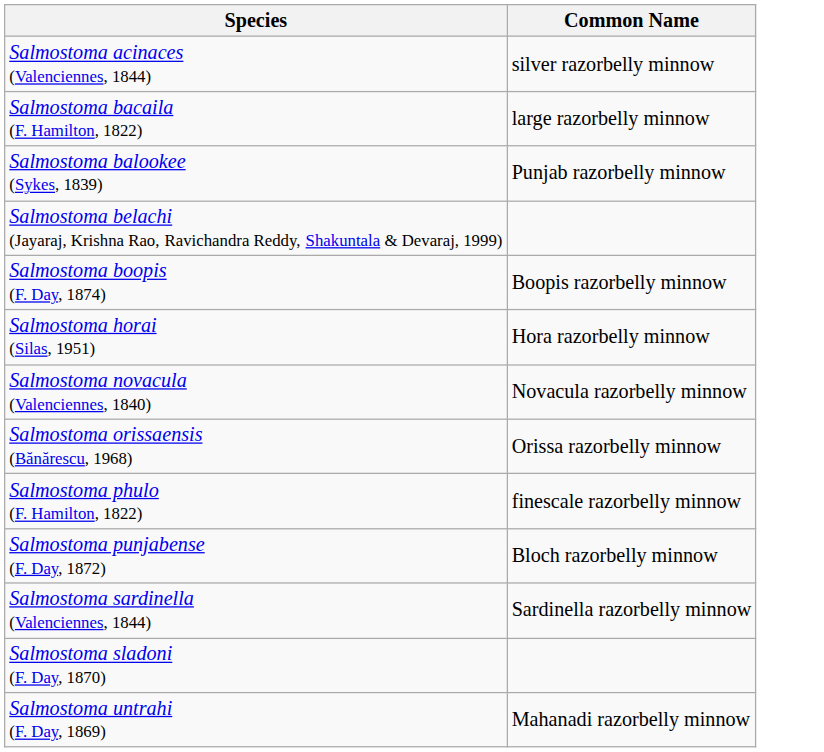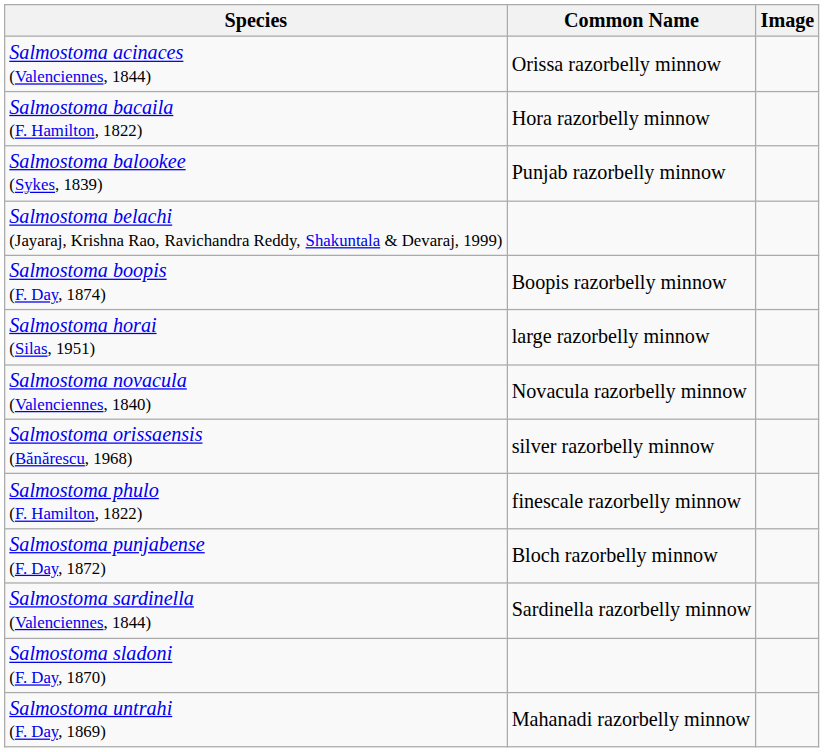+ column: (787, 20)
(613, 63) silver razorbelly minnow -> (616, 63) Orissa razorbelly minnow
(611, 118) large razorbelly minnow -> (611, 118) Hora razorbelly minnow
(611, 337) Hora razorbelly minnow -> (611, 337) large razorbelly minnow
(616, 446) Orissa razorbelly minnow -> (613, 446) silver razorbelly minnow
